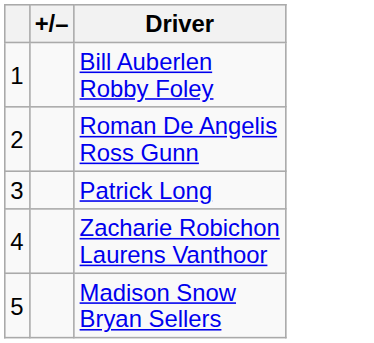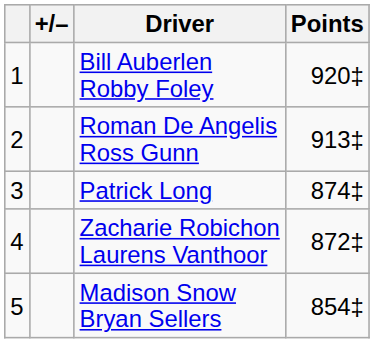+ column: (327, 24)
